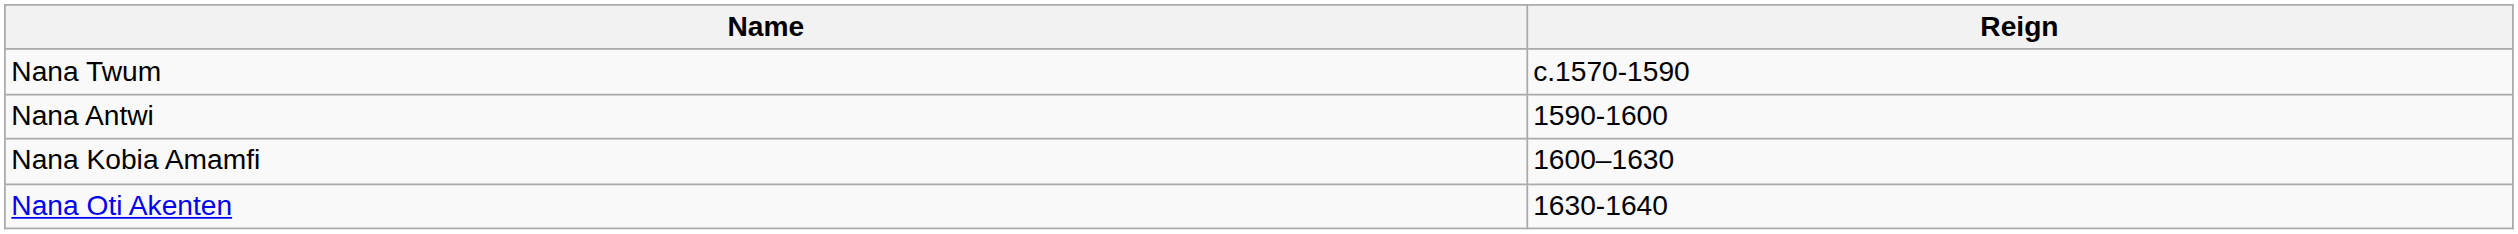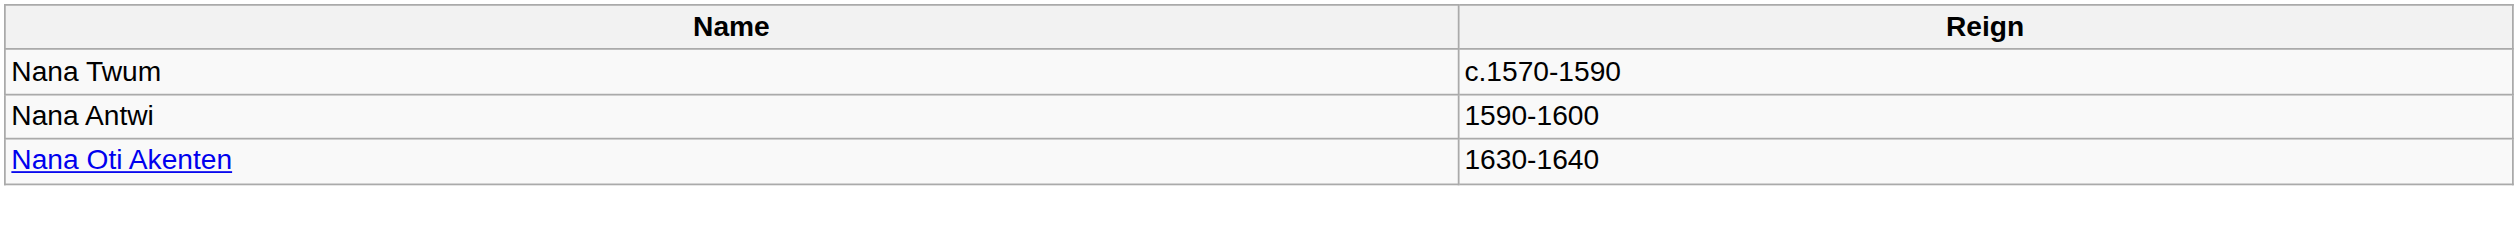- row: (136, 160)
